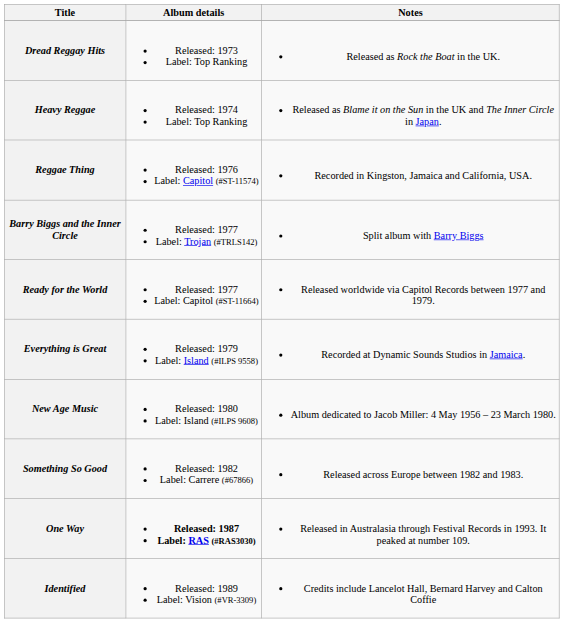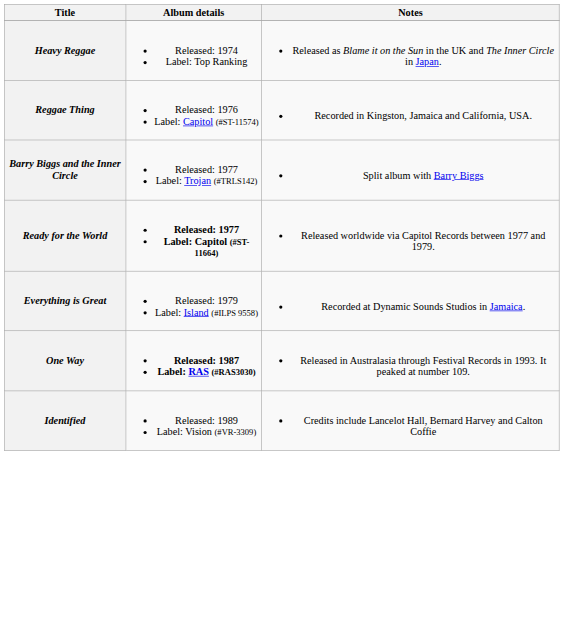- row: (65, 50)
(194, 295) normal -> (194, 241) bold
- row: (65, 409)
- row: (65, 468)
